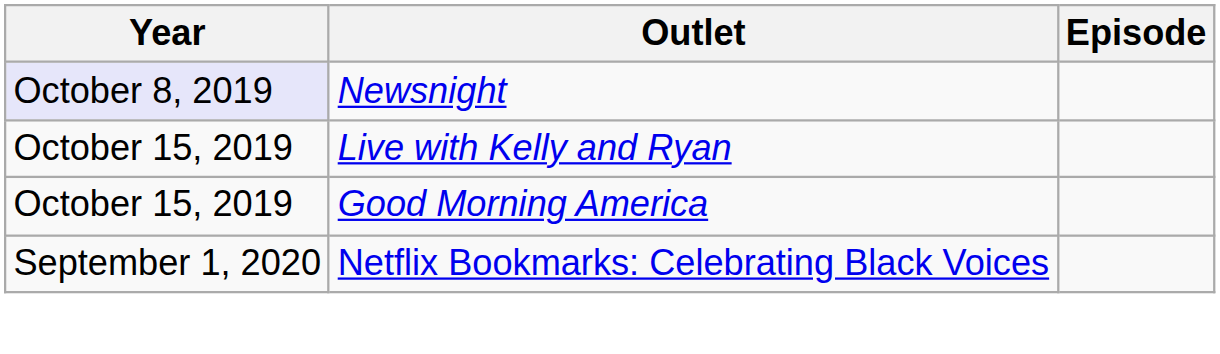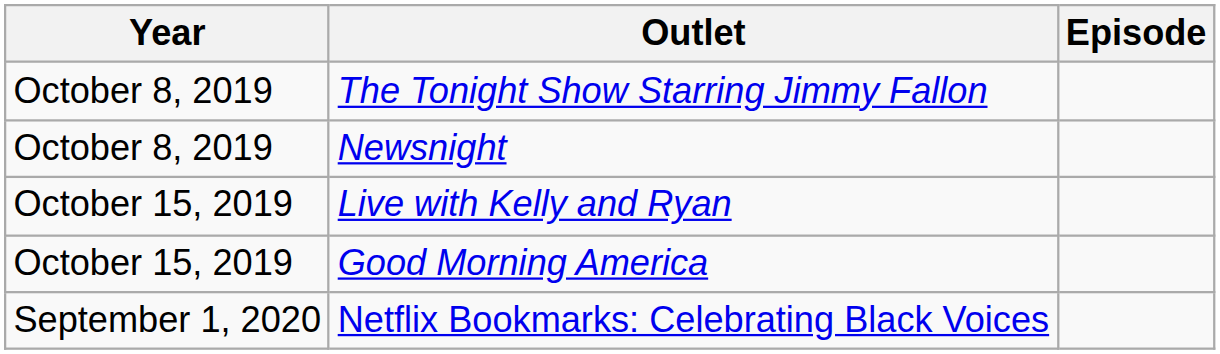+ row: (663, 90)
(143, 90) lavender background -> (143, 147) no background
